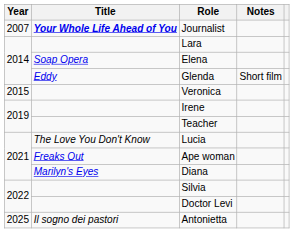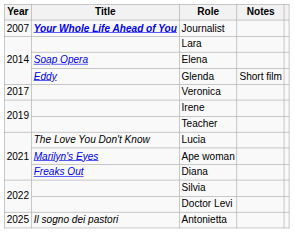(18, 92) 2015 -> (18, 92) 2017
(59, 156) Freaks Out -> (66, 156) Marilyn's Eyes
(66, 172) Marilyn's Eyes -> (59, 172) Freaks Out
